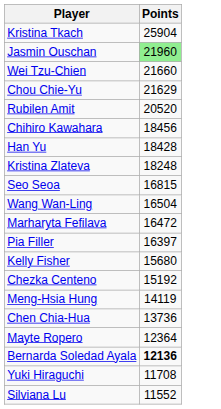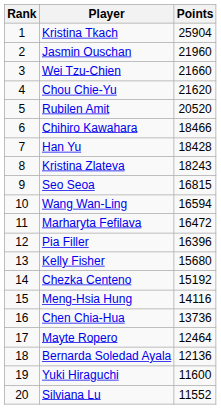+ column: (22, 14)
(160, 52) lightgreen background -> (195, 52) no background
(160, 90) 21629 -> (195, 90) 21620
(160, 128) 18456 -> (195, 128) 18466
(160, 166) 18248 -> (195, 166) 18243
(160, 204) 16504 -> (195, 204) 16594
(160, 242) 16397 -> (195, 242) 16396
(160, 299) 14119 -> (195, 299) 14116
(160, 337) 12364 -> (195, 337) 12464
(160, 356) bold -> (195, 356) normal
(160, 375) 11708 -> (195, 375) 11600
